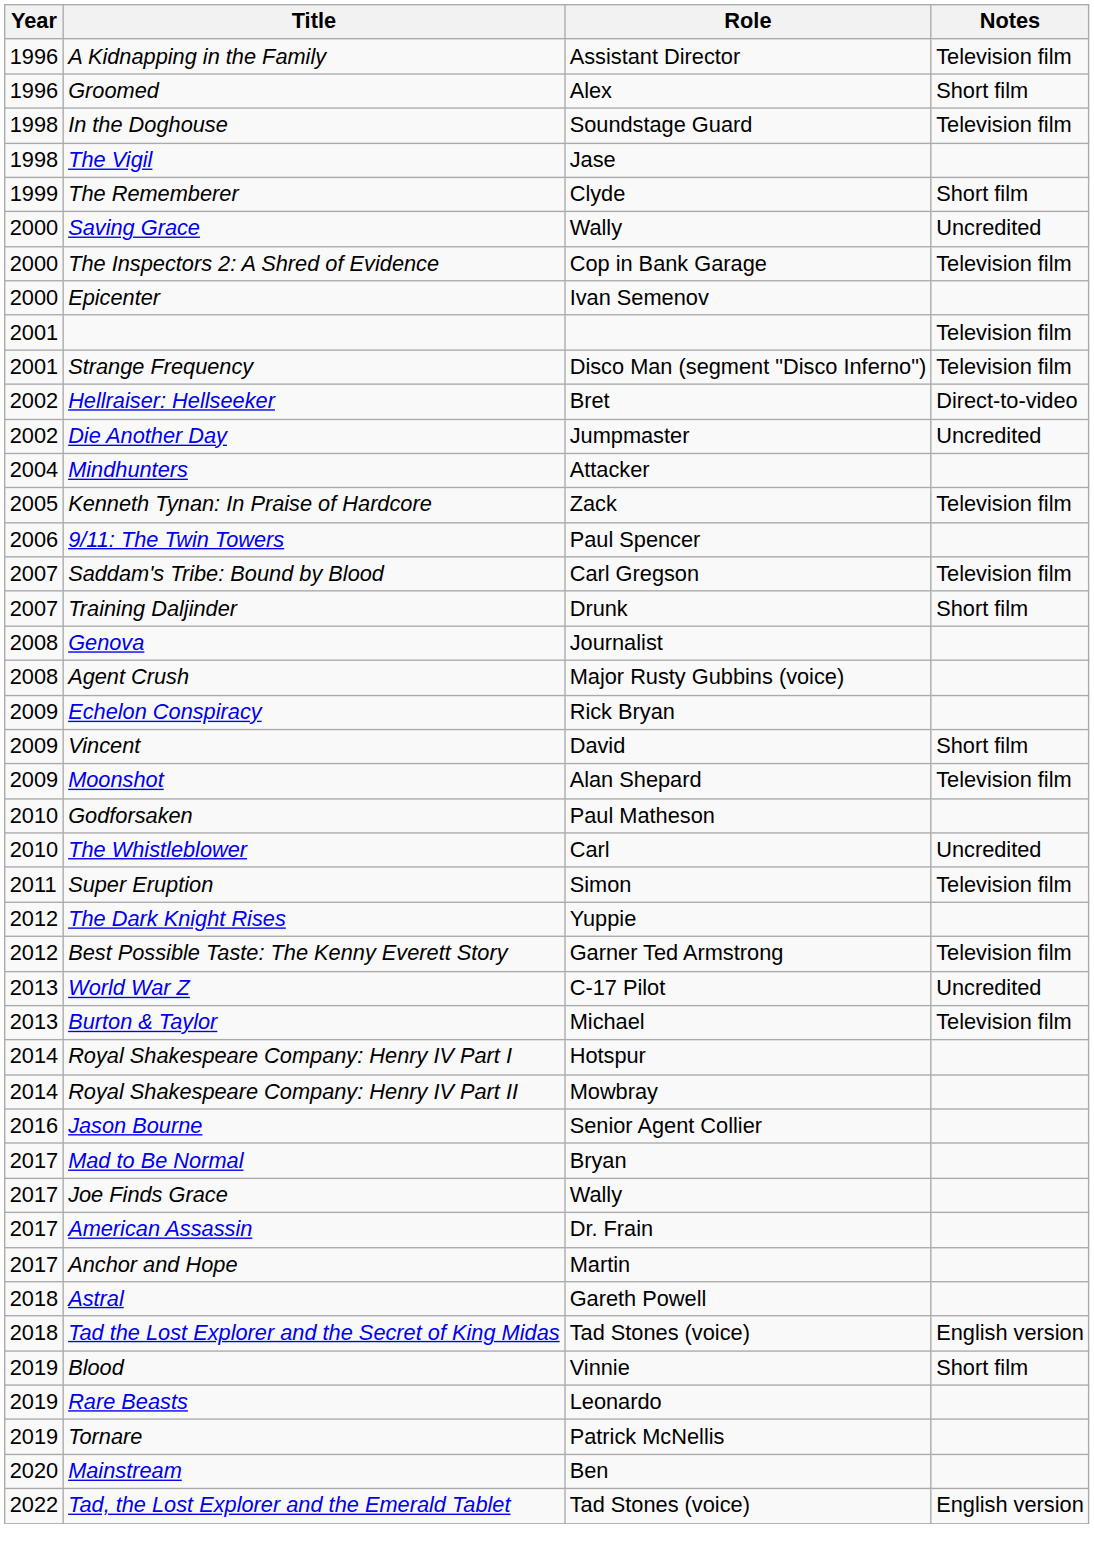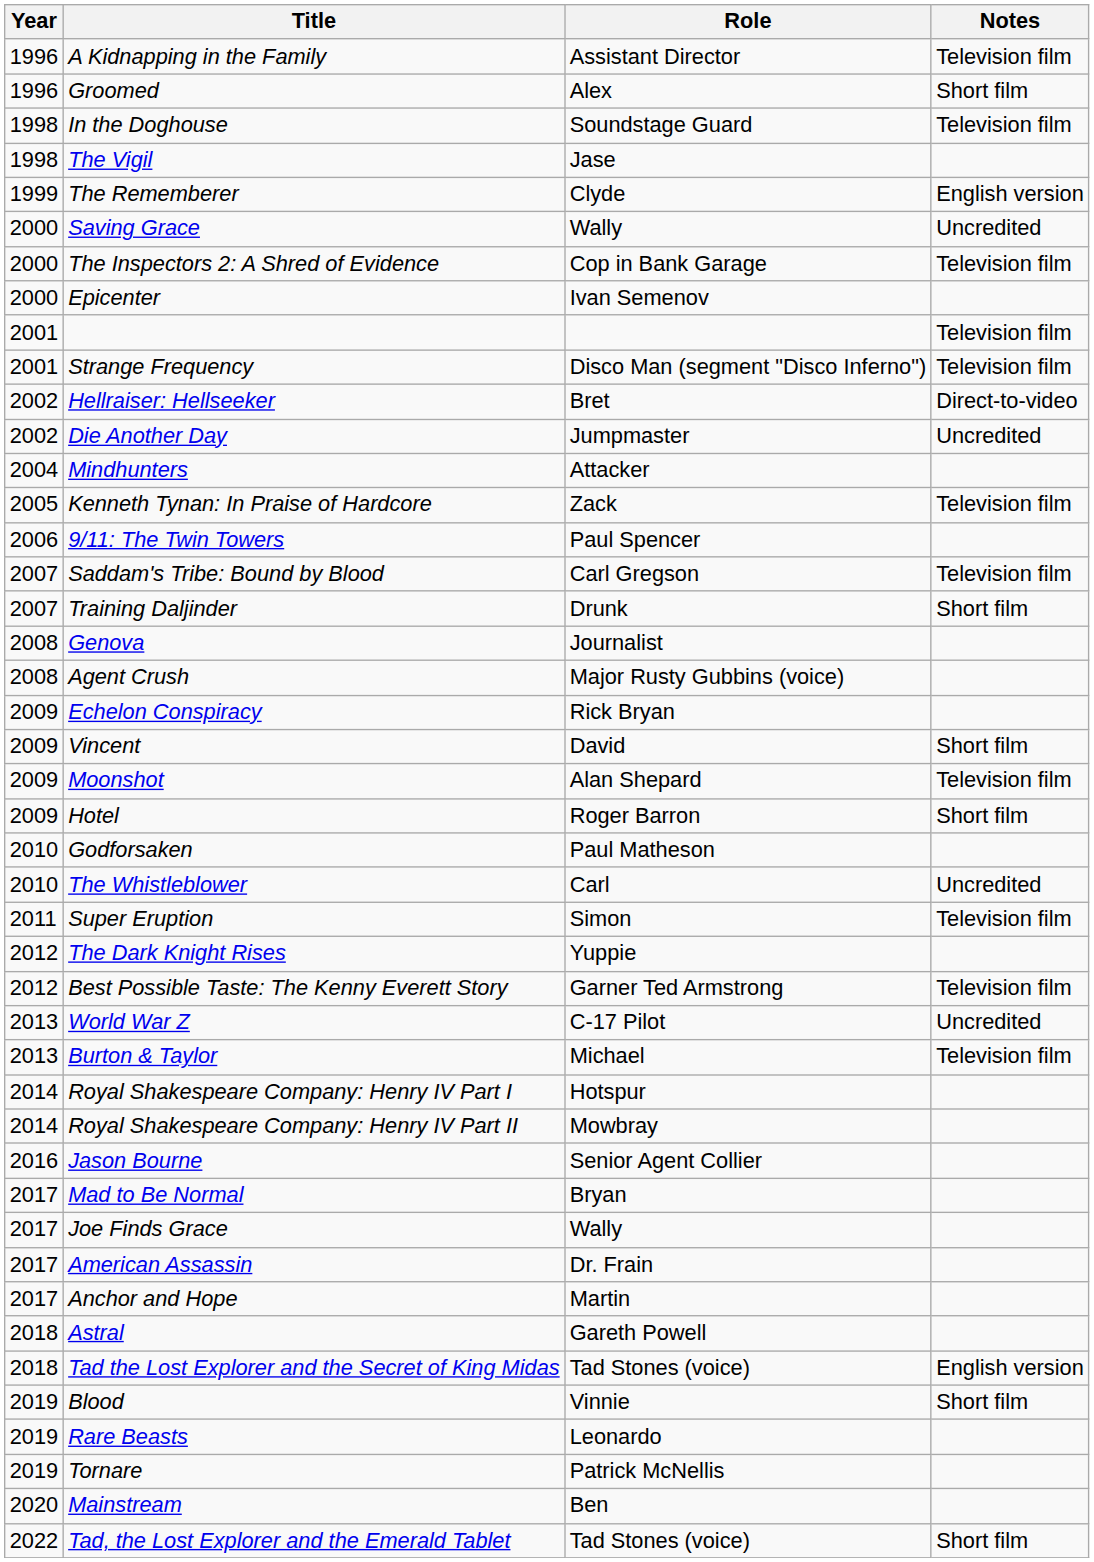(982, 194) Short film -> (1010, 194) English version
+ row: (94, 815)
(1010, 1505) English version -> (982, 1540) Short film
